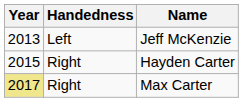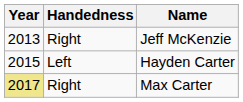(59, 39) Left -> (64, 39) Right
(64, 62) Right -> (59, 62) Left
